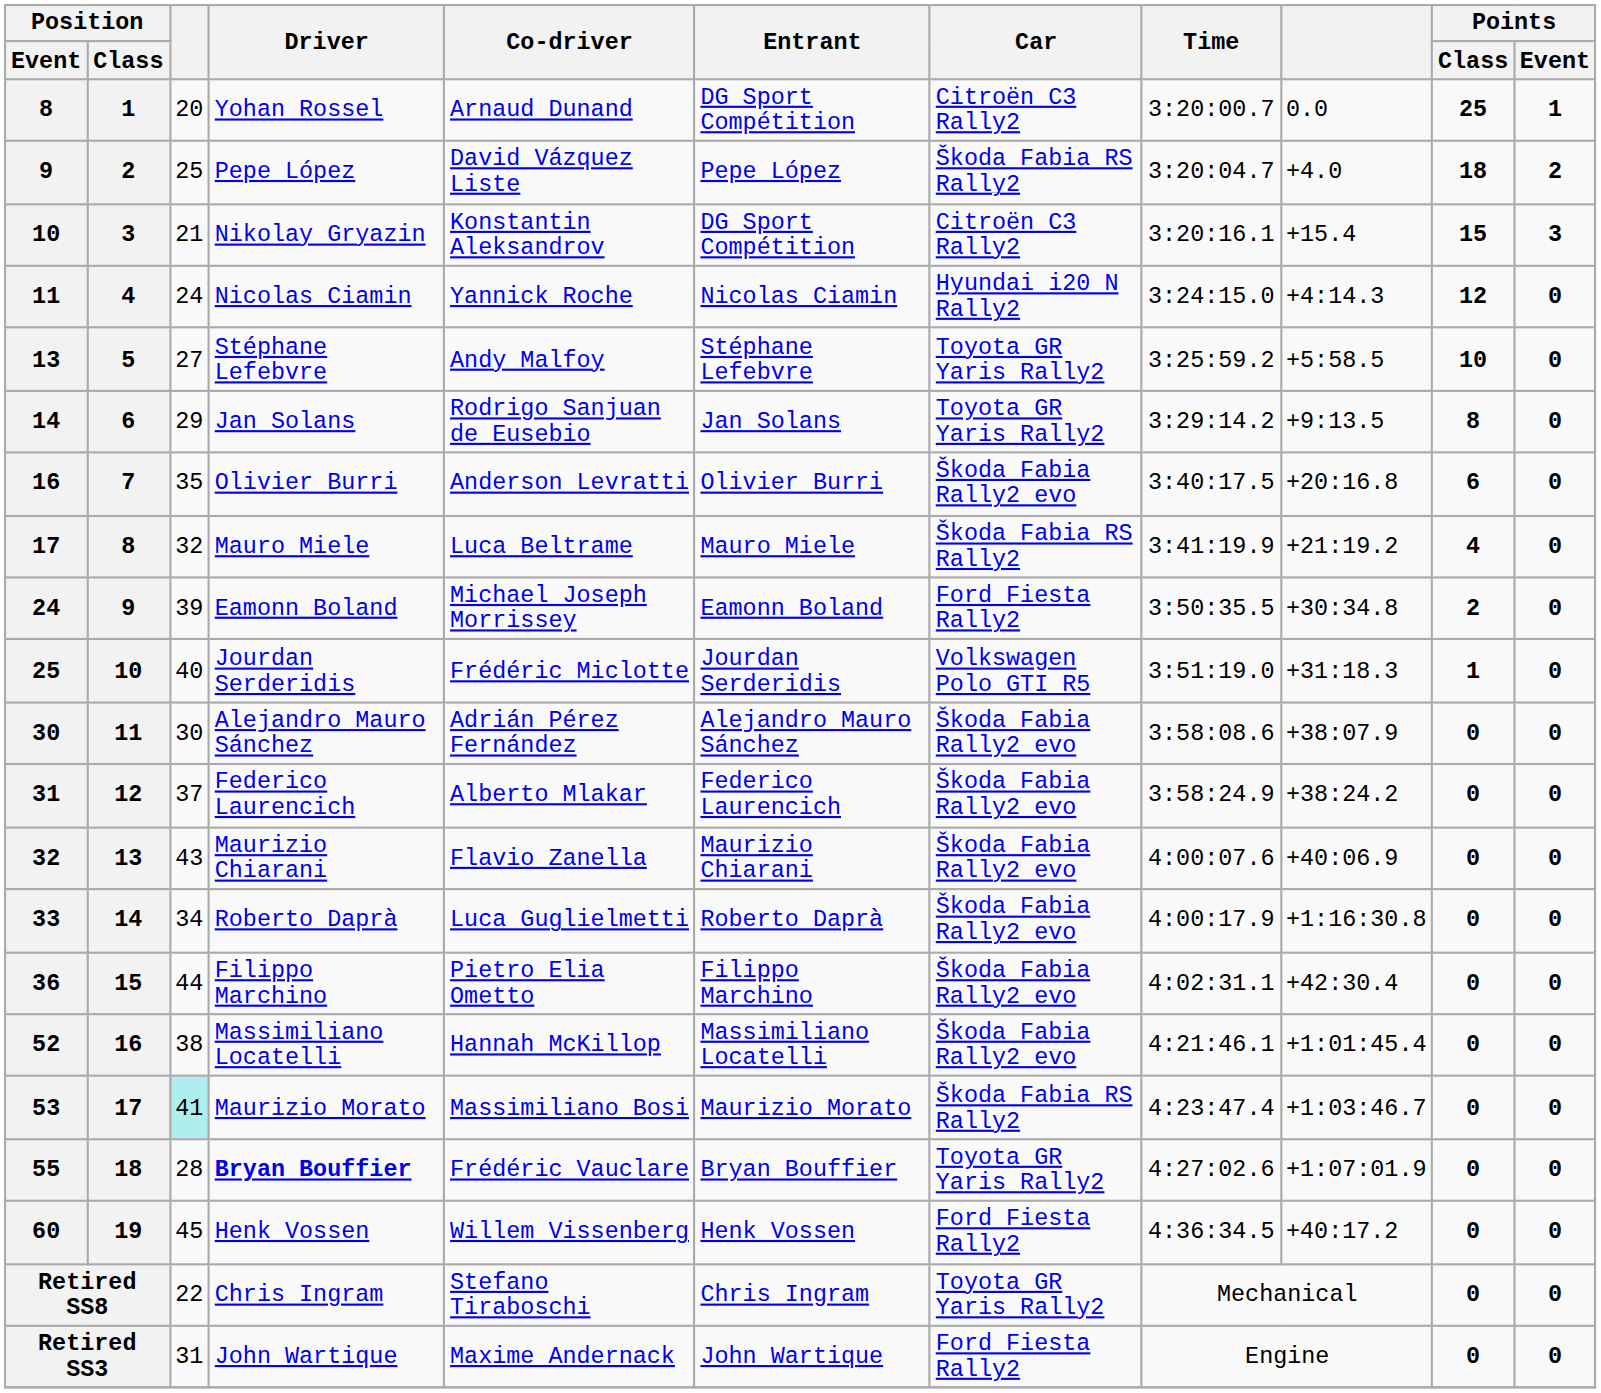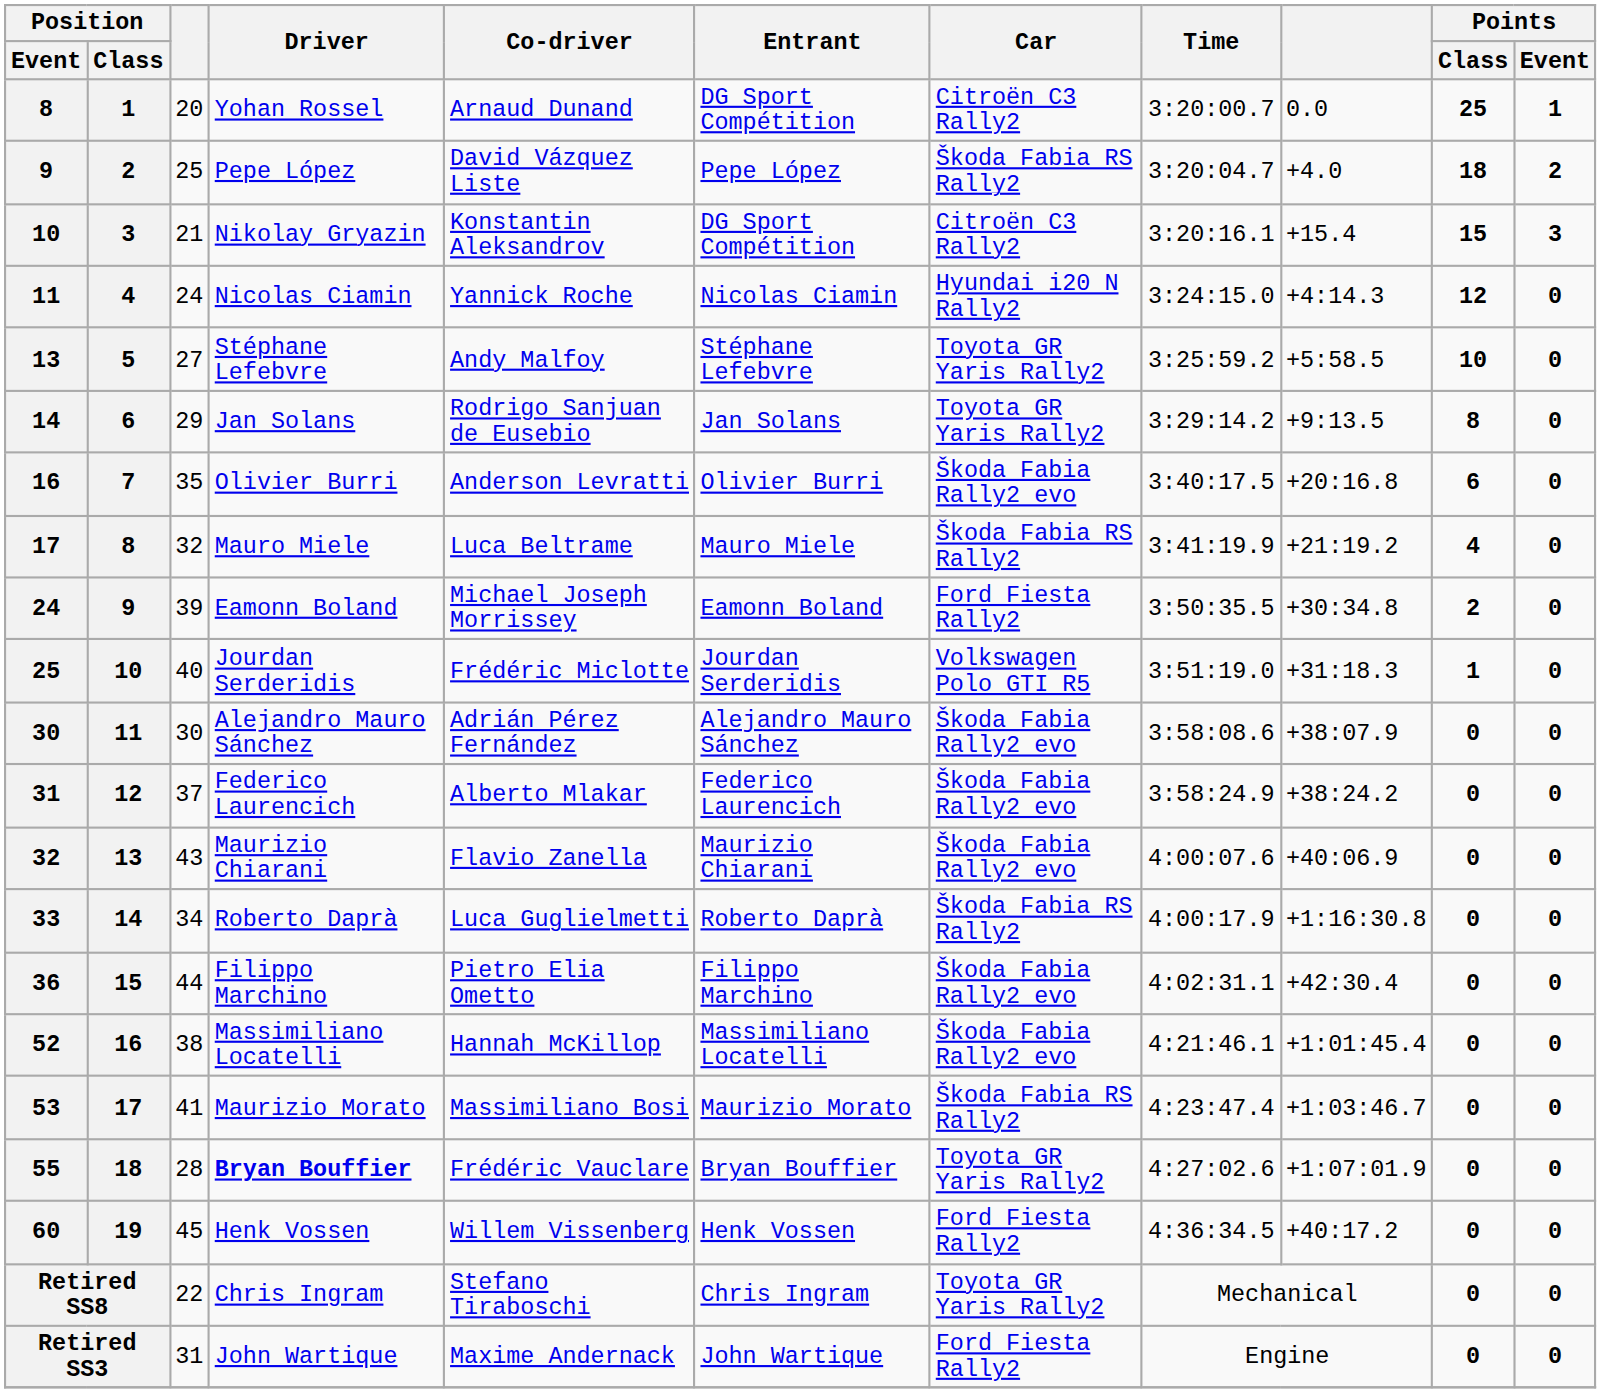(1013, 921) Škoda Fabia Rally2 evo -> (1034, 921) Škoda Fabia RS Rally2
(189, 1108) paleturquoise background -> (189, 1108) no background
